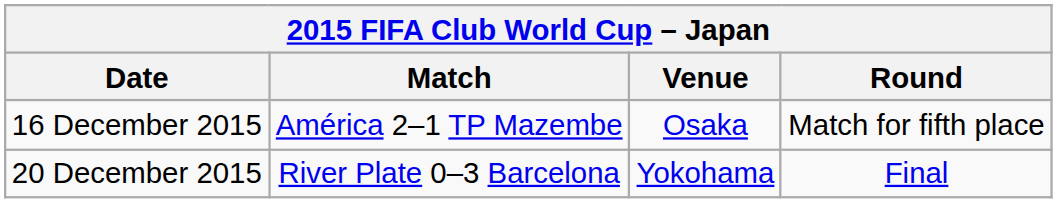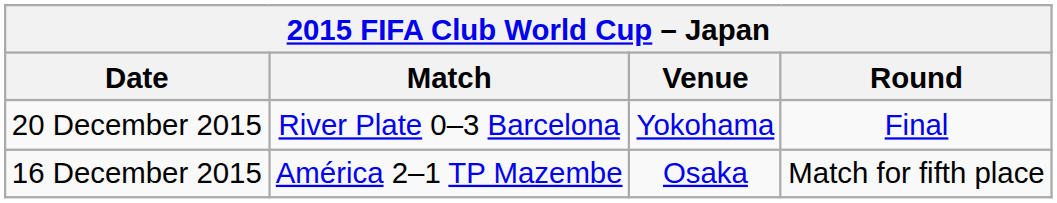rows swapped: (137, 125) <-> (137, 173)
